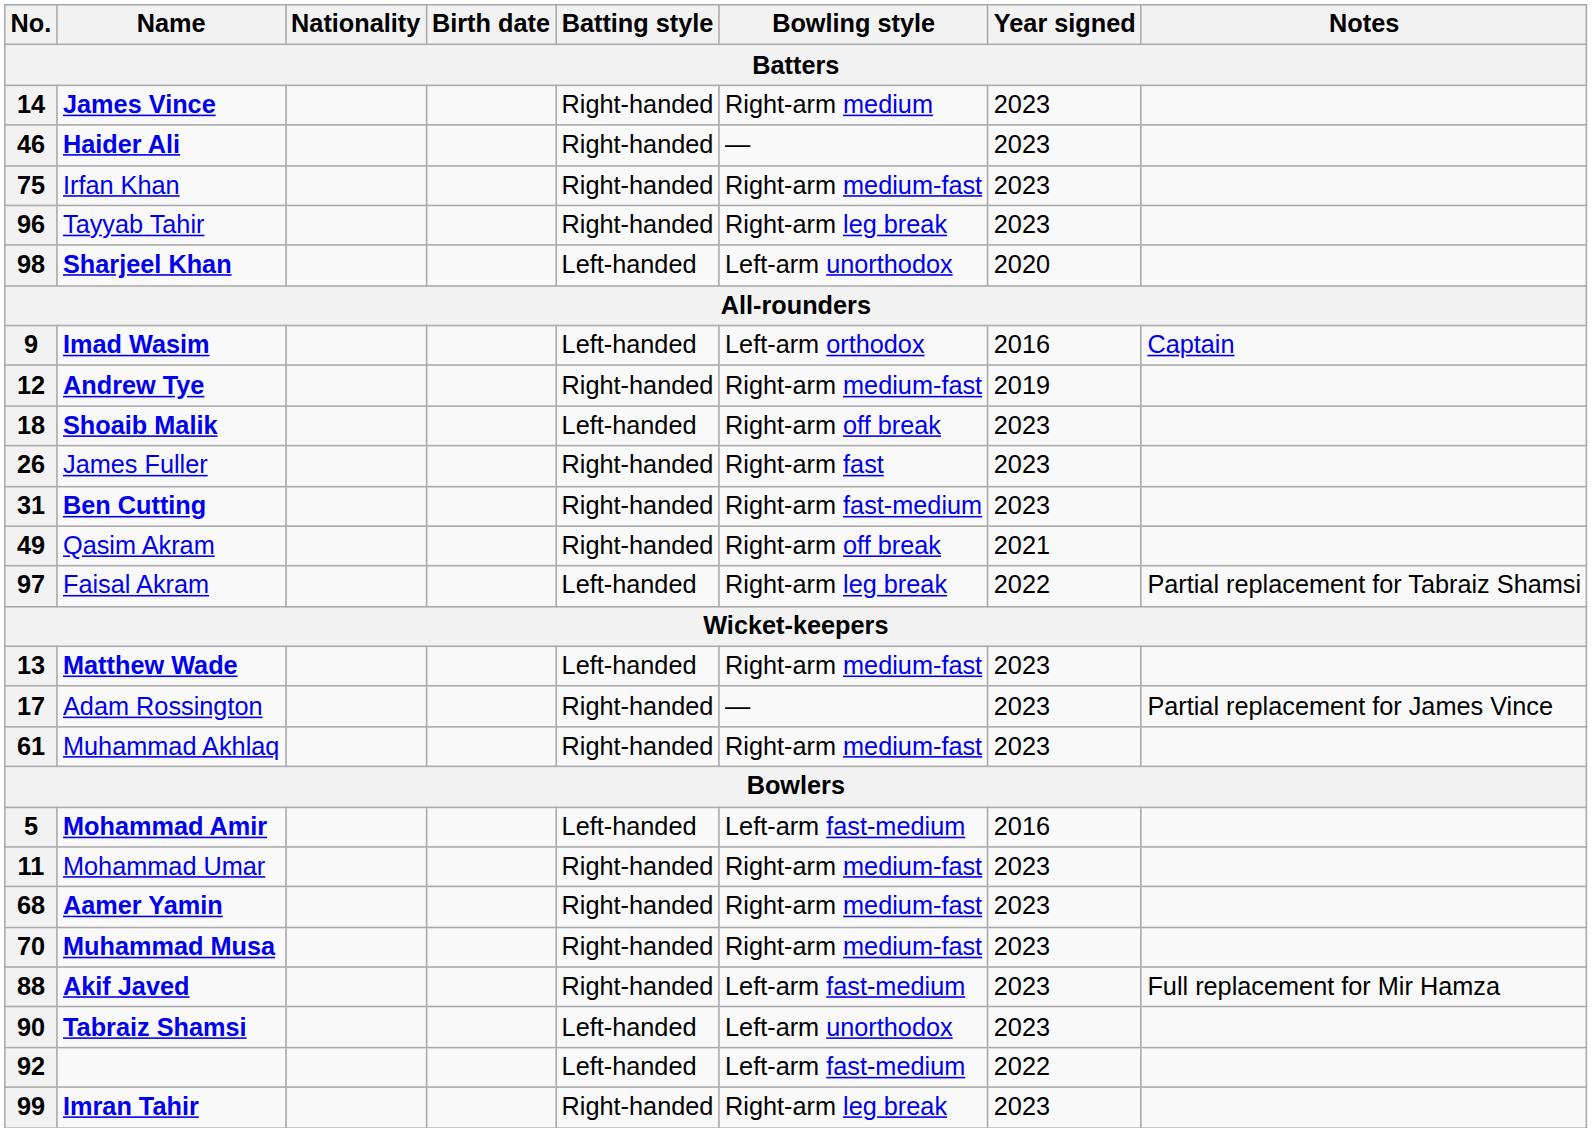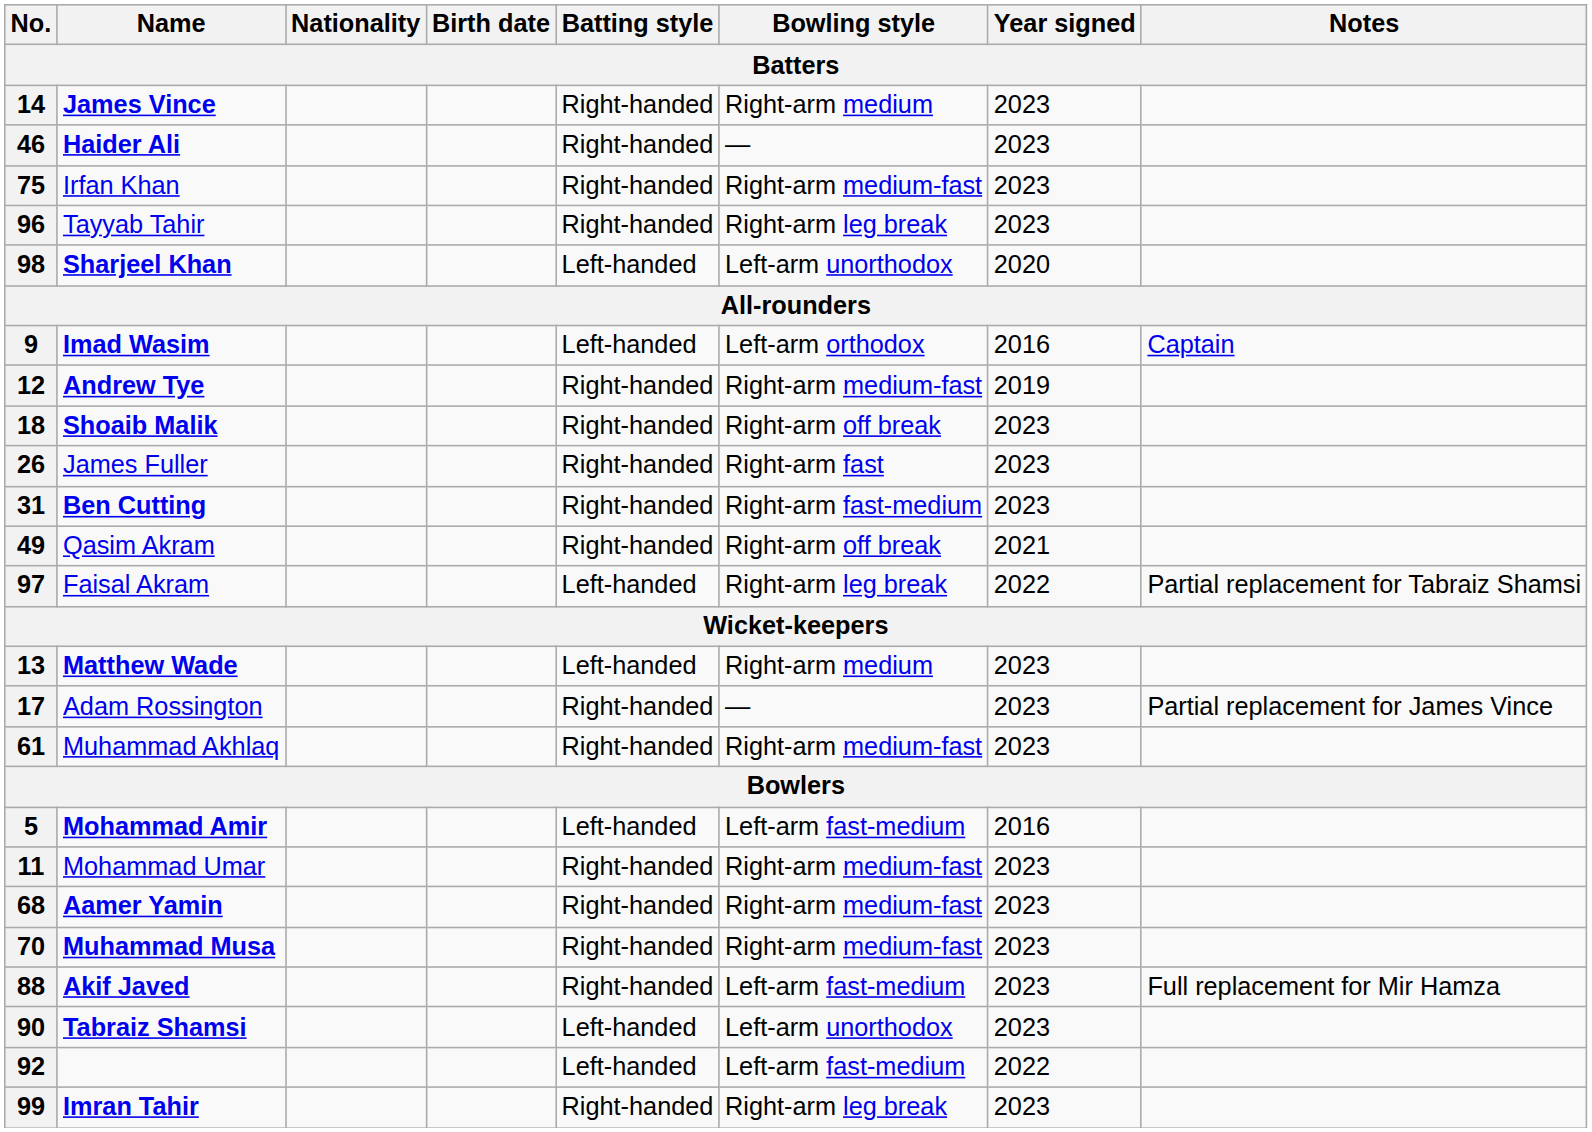(629, 425) Left-handed -> (637, 425) Right-handed
(854, 666) Right-arm medium-fast -> (829, 666) Right-arm medium
